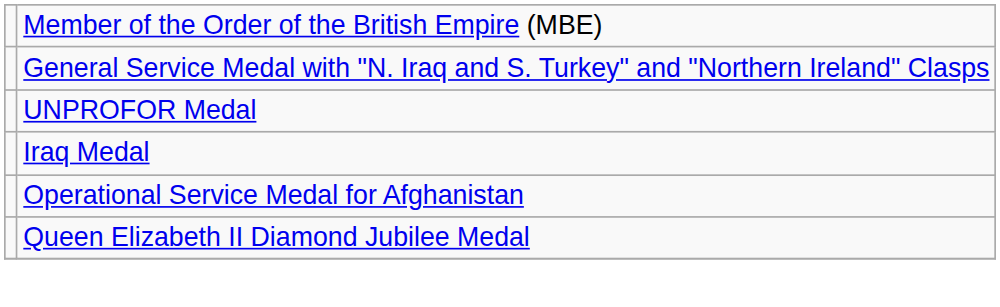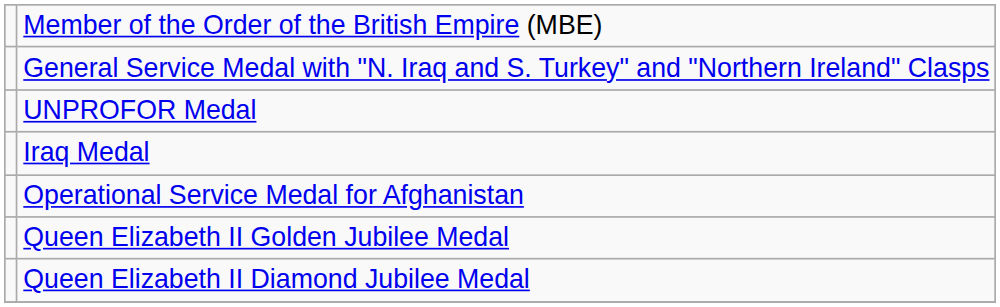+ row: (266, 237)
